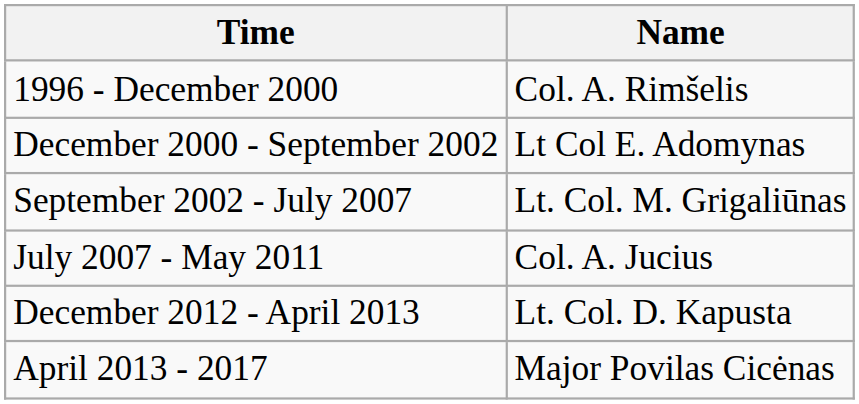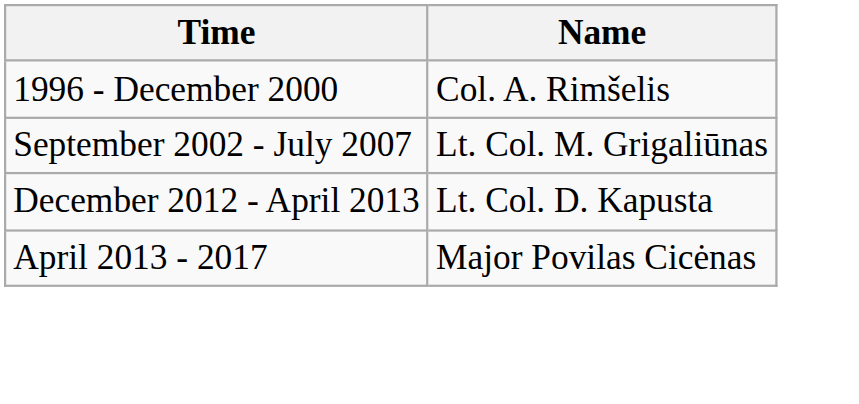- row: (256, 144)
- row: (169, 256)
